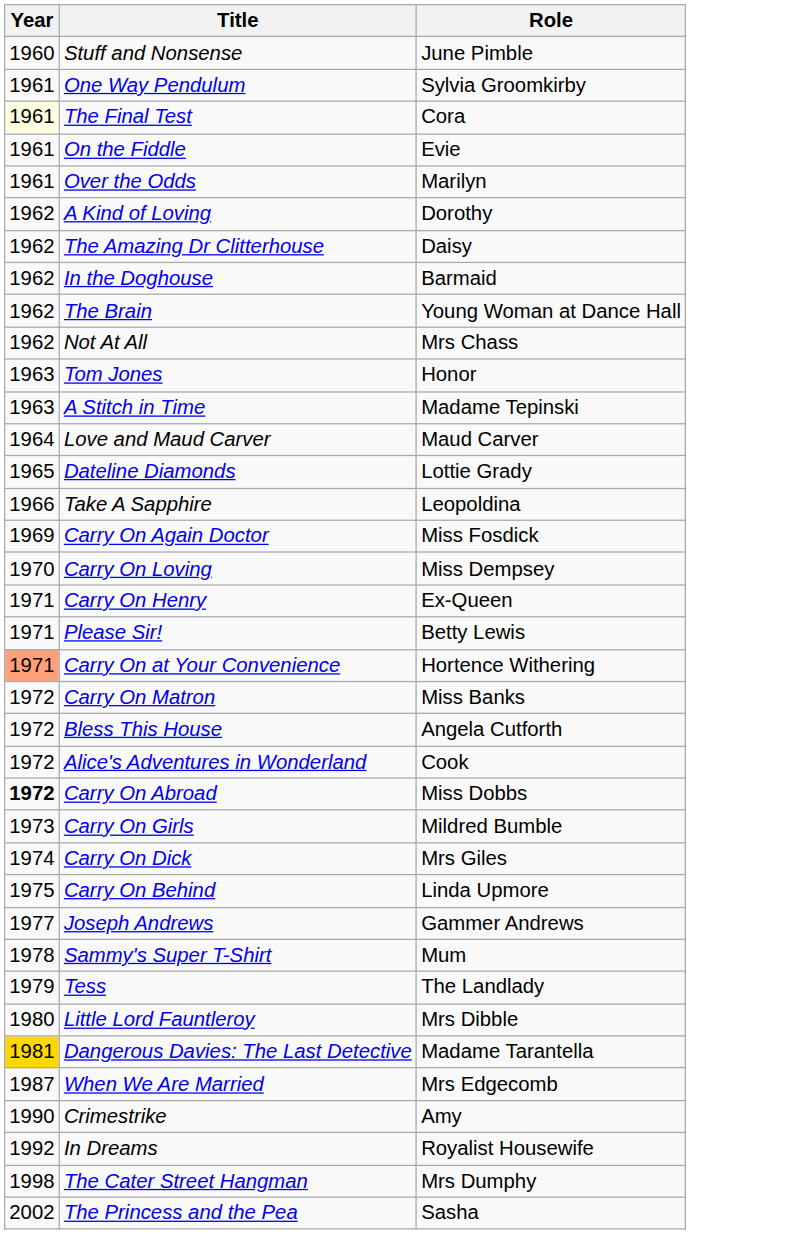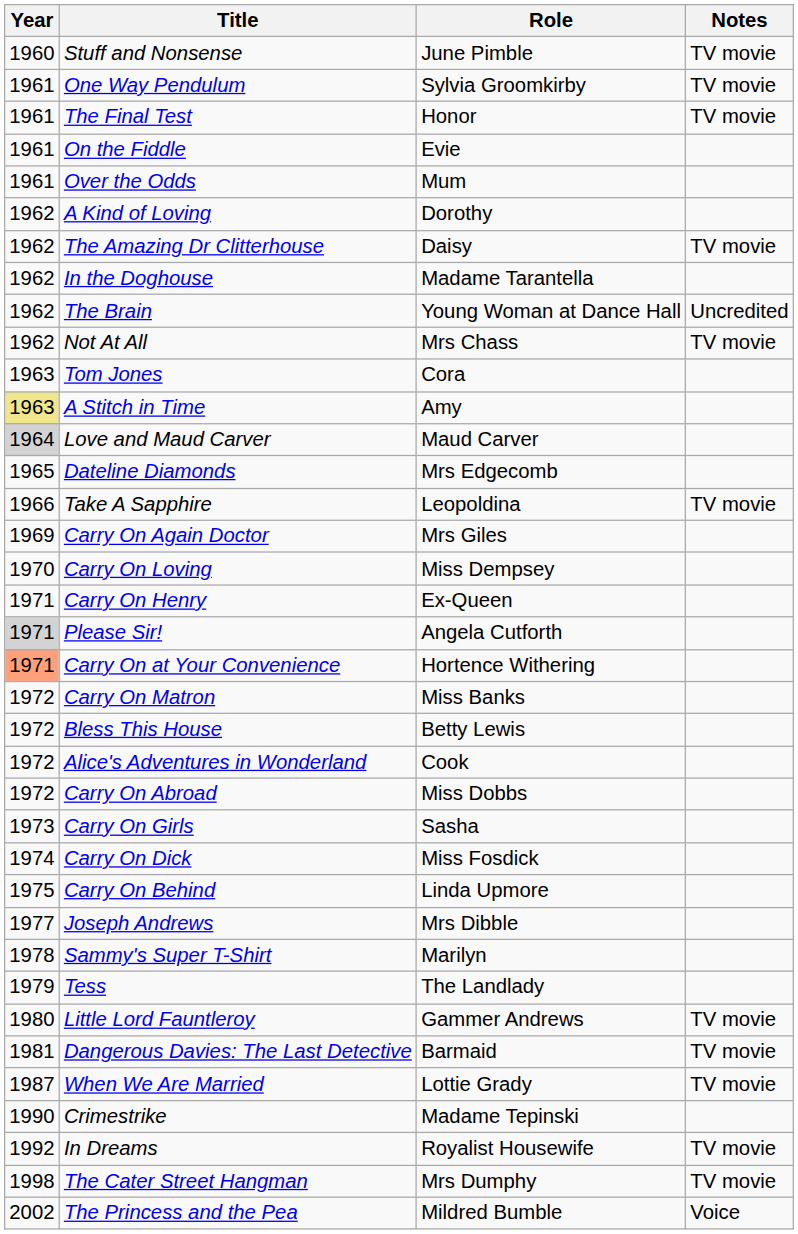+ column: (739, 20)
(32, 117) lightyellow background -> (32, 117) no background
(443, 117) Cora -> (449, 117) Honor
(454, 181) Marilyn -> (444, 181) Mum
(459, 278) Barmaid -> (507, 278) Madame Tarantella
(449, 375) Honor -> (443, 375) Cora
(32, 407) no background -> (32, 407) khaki background
(500, 407) Madame Tepinski -> (441, 407) Amy
(32, 439) no background -> (32, 439) lightgrey background
(476, 471) Lottie Grady -> (489, 471) Mrs Edgecomb
(480, 536) Miss Fosdick -> (464, 536) Mrs Giles
(32, 632) no background -> (32, 632) lightgrey background
(473, 632) Betty Lewis -> (492, 632) Angela Cutforth
(492, 729) Angela Cutforth -> (473, 729) Betty Lewis
(32, 794) bold -> (32, 794) normal
(492, 826) Mildred Bumble -> (450, 826) Sasha
(464, 858) Mrs Giles -> (480, 858) Miss Fosdick
(502, 922) Gammer Andrews -> (470, 922) Mrs Dibble
(444, 955) Mum -> (454, 955) Marilyn
(470, 1019) Mrs Dibble -> (502, 1019) Gammer Andrews
(32, 1051) gold background -> (32, 1051) no background
(507, 1051) Madame Tarantella -> (459, 1051) Barmaid
(489, 1084) Mrs Edgecomb -> (476, 1084) Lottie Grady
(441, 1116) Amy -> (500, 1116) Madame Tepinski
(450, 1212) Sasha -> (492, 1212) Mildred Bumble
